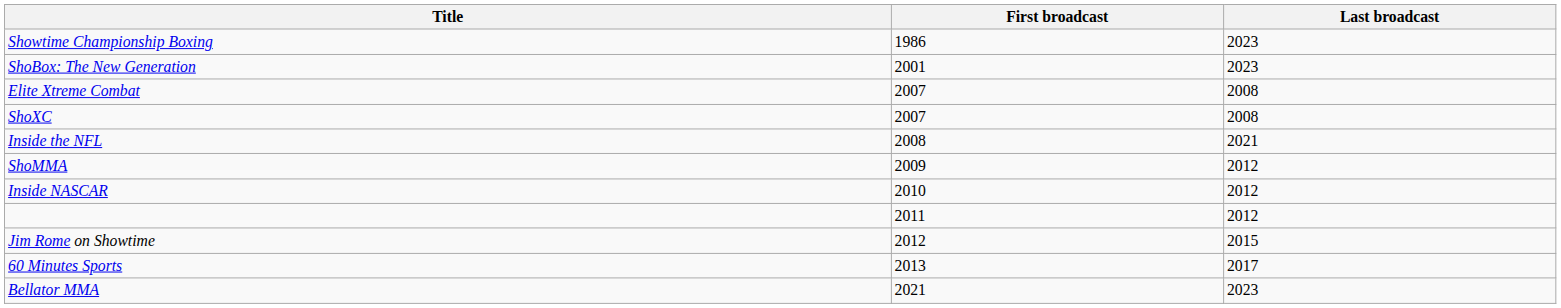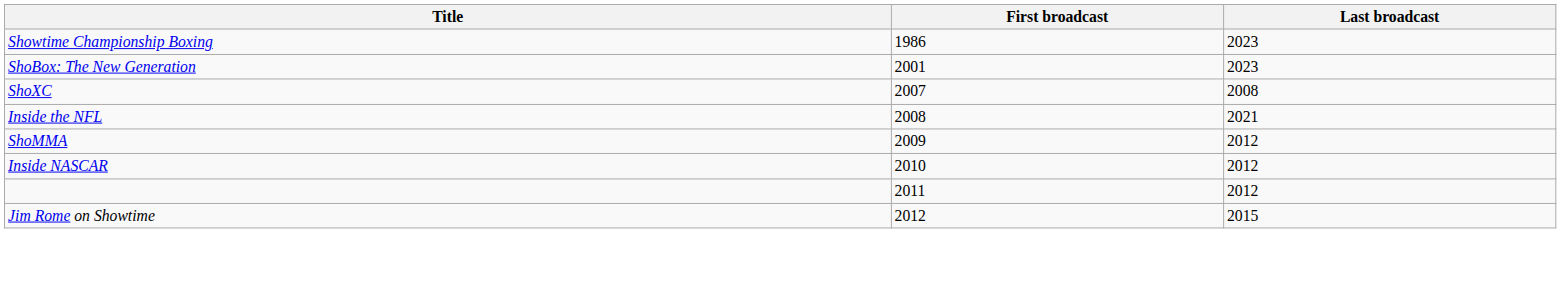- row: (74, 91)
- row: (65, 265)
- row: (54, 290)
